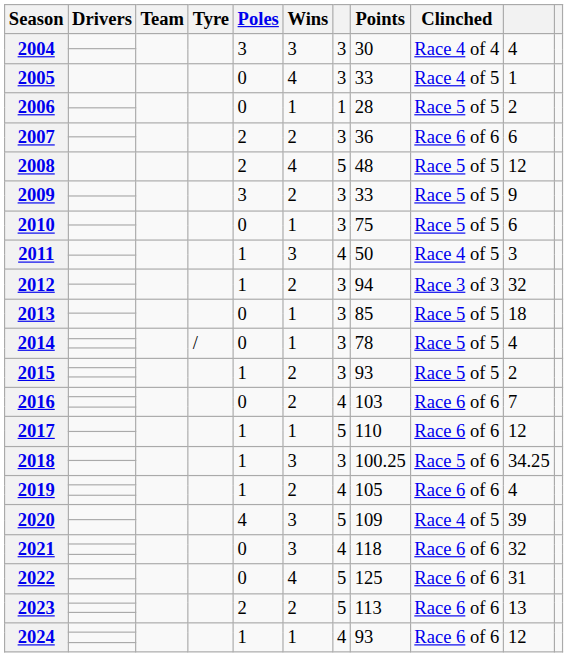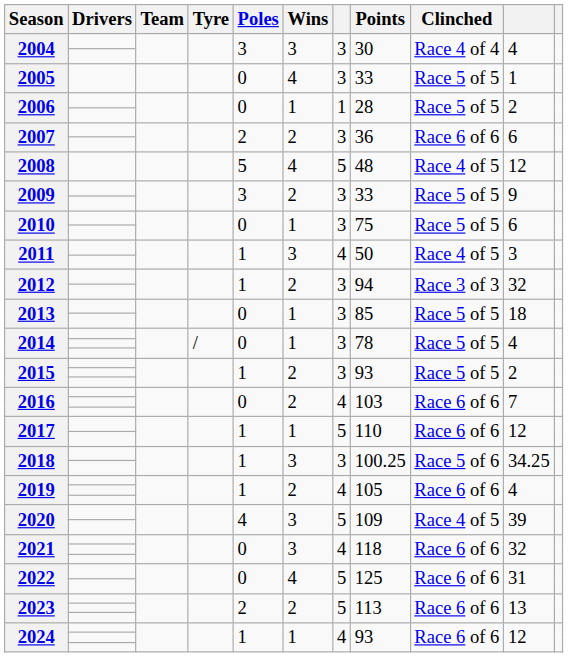(457, 78) Race 4 of 5 -> (457, 78) Race 5 of 5
(242, 166) 2 -> (242, 166) 5
(457, 166) Race 5 of 5 -> (457, 166) Race 4 of 5
